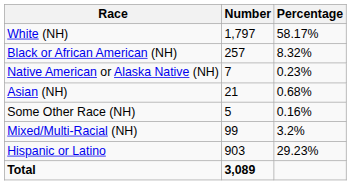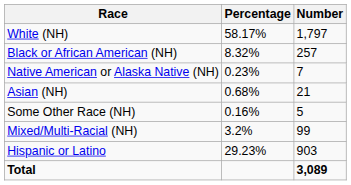columns swapped: (248, 14) <-> (310, 14)
